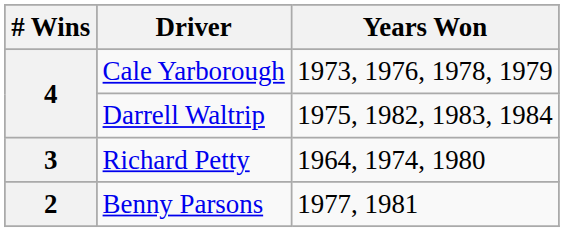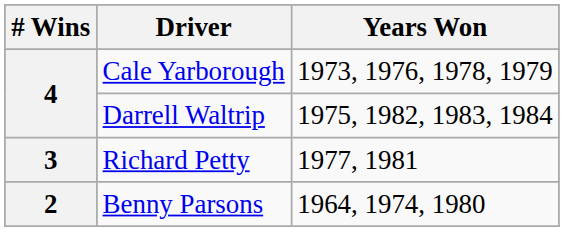(391, 159) 1964, 1974, 1980 -> (358, 159) 1977, 1981
(358, 204) 1977, 1981 -> (391, 204) 1964, 1974, 1980
